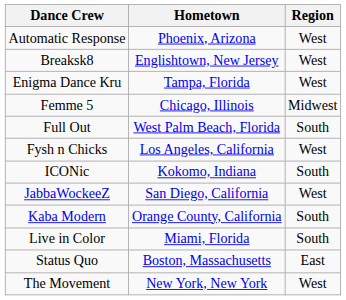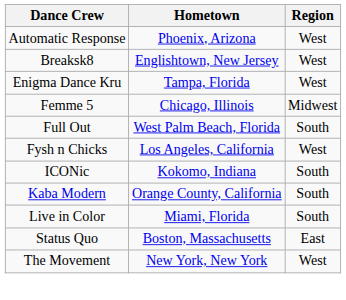- row: (67, 194)
